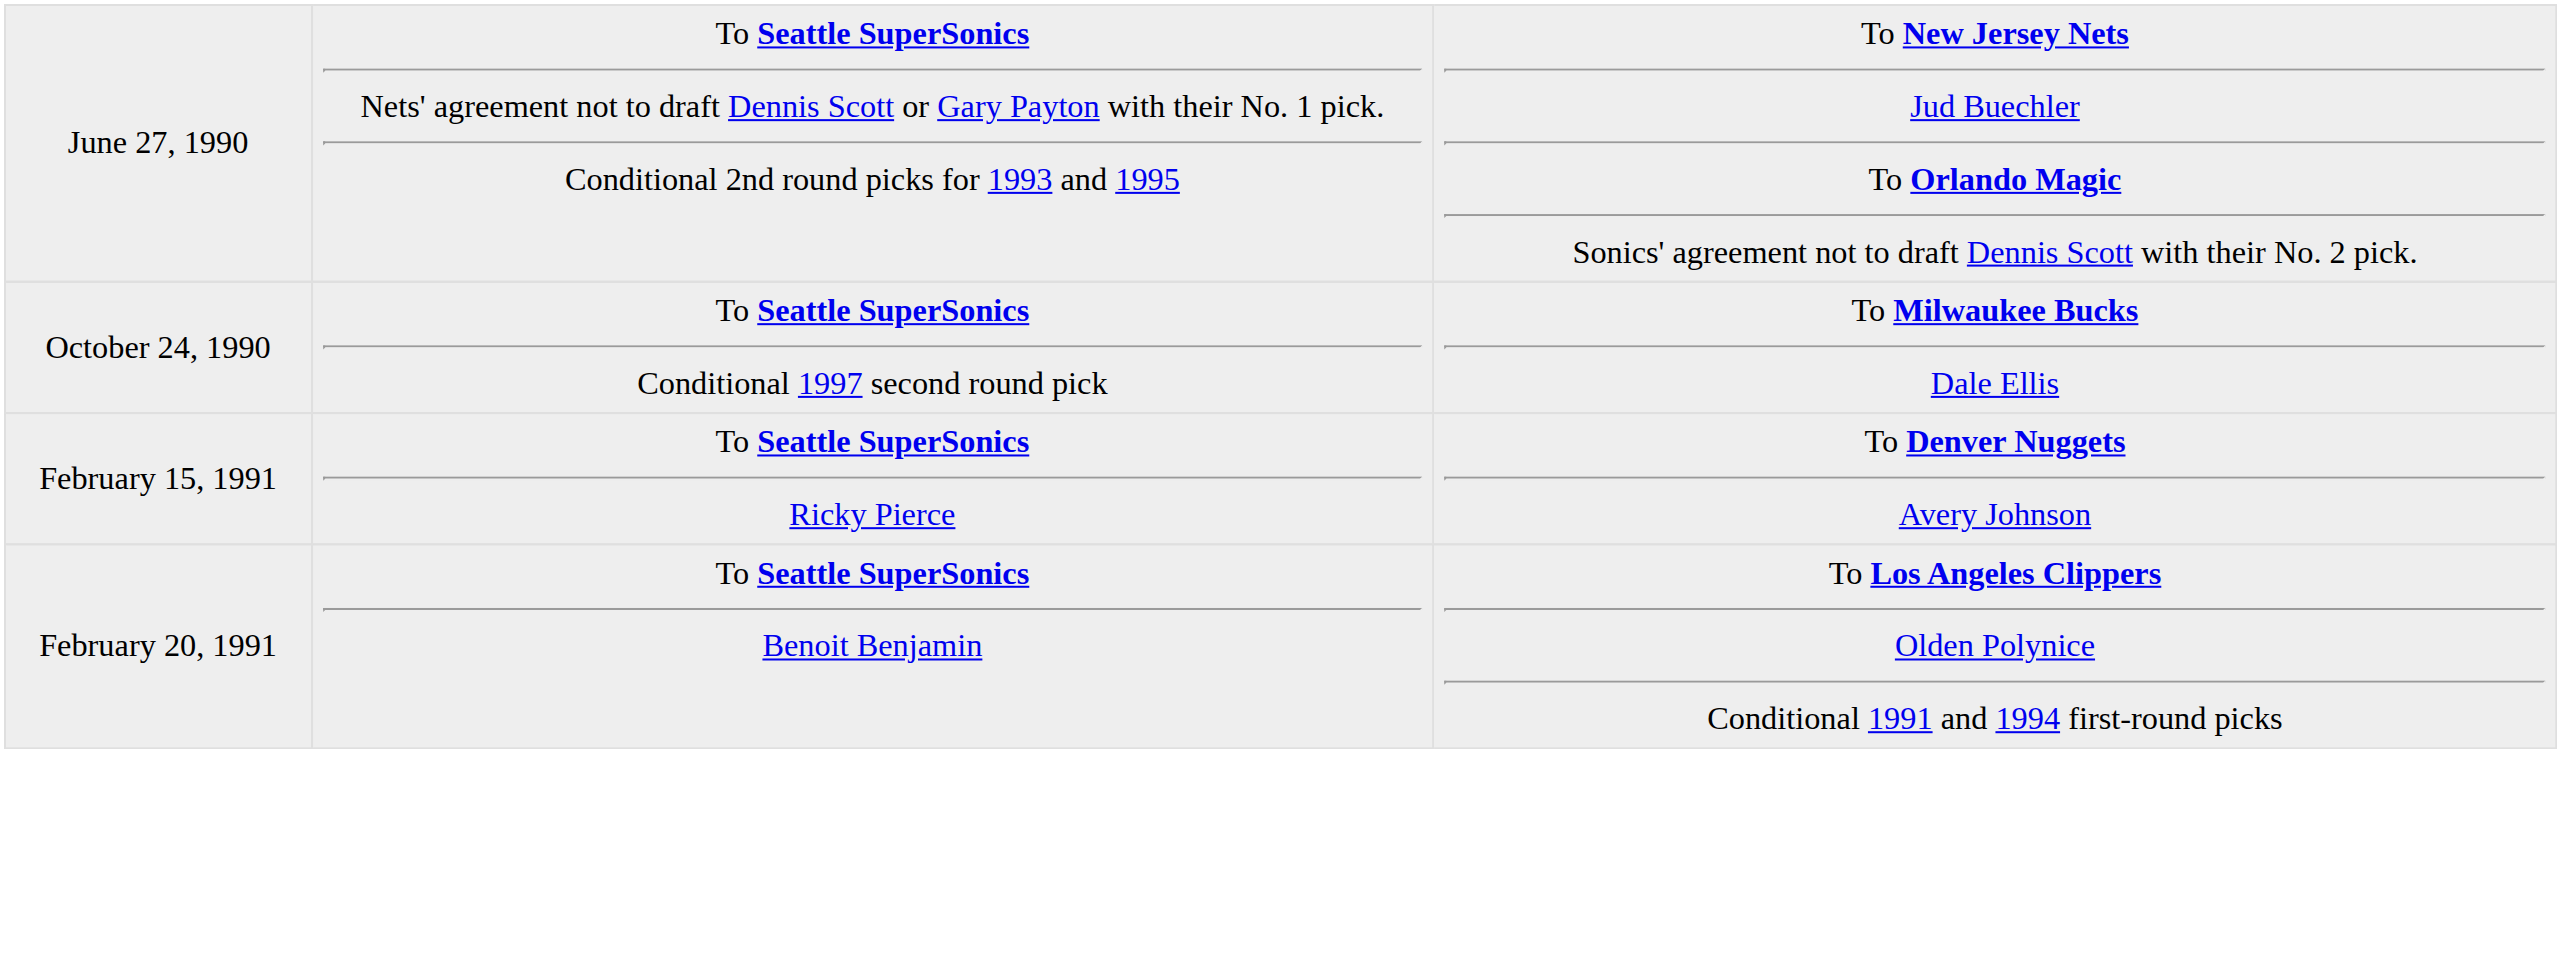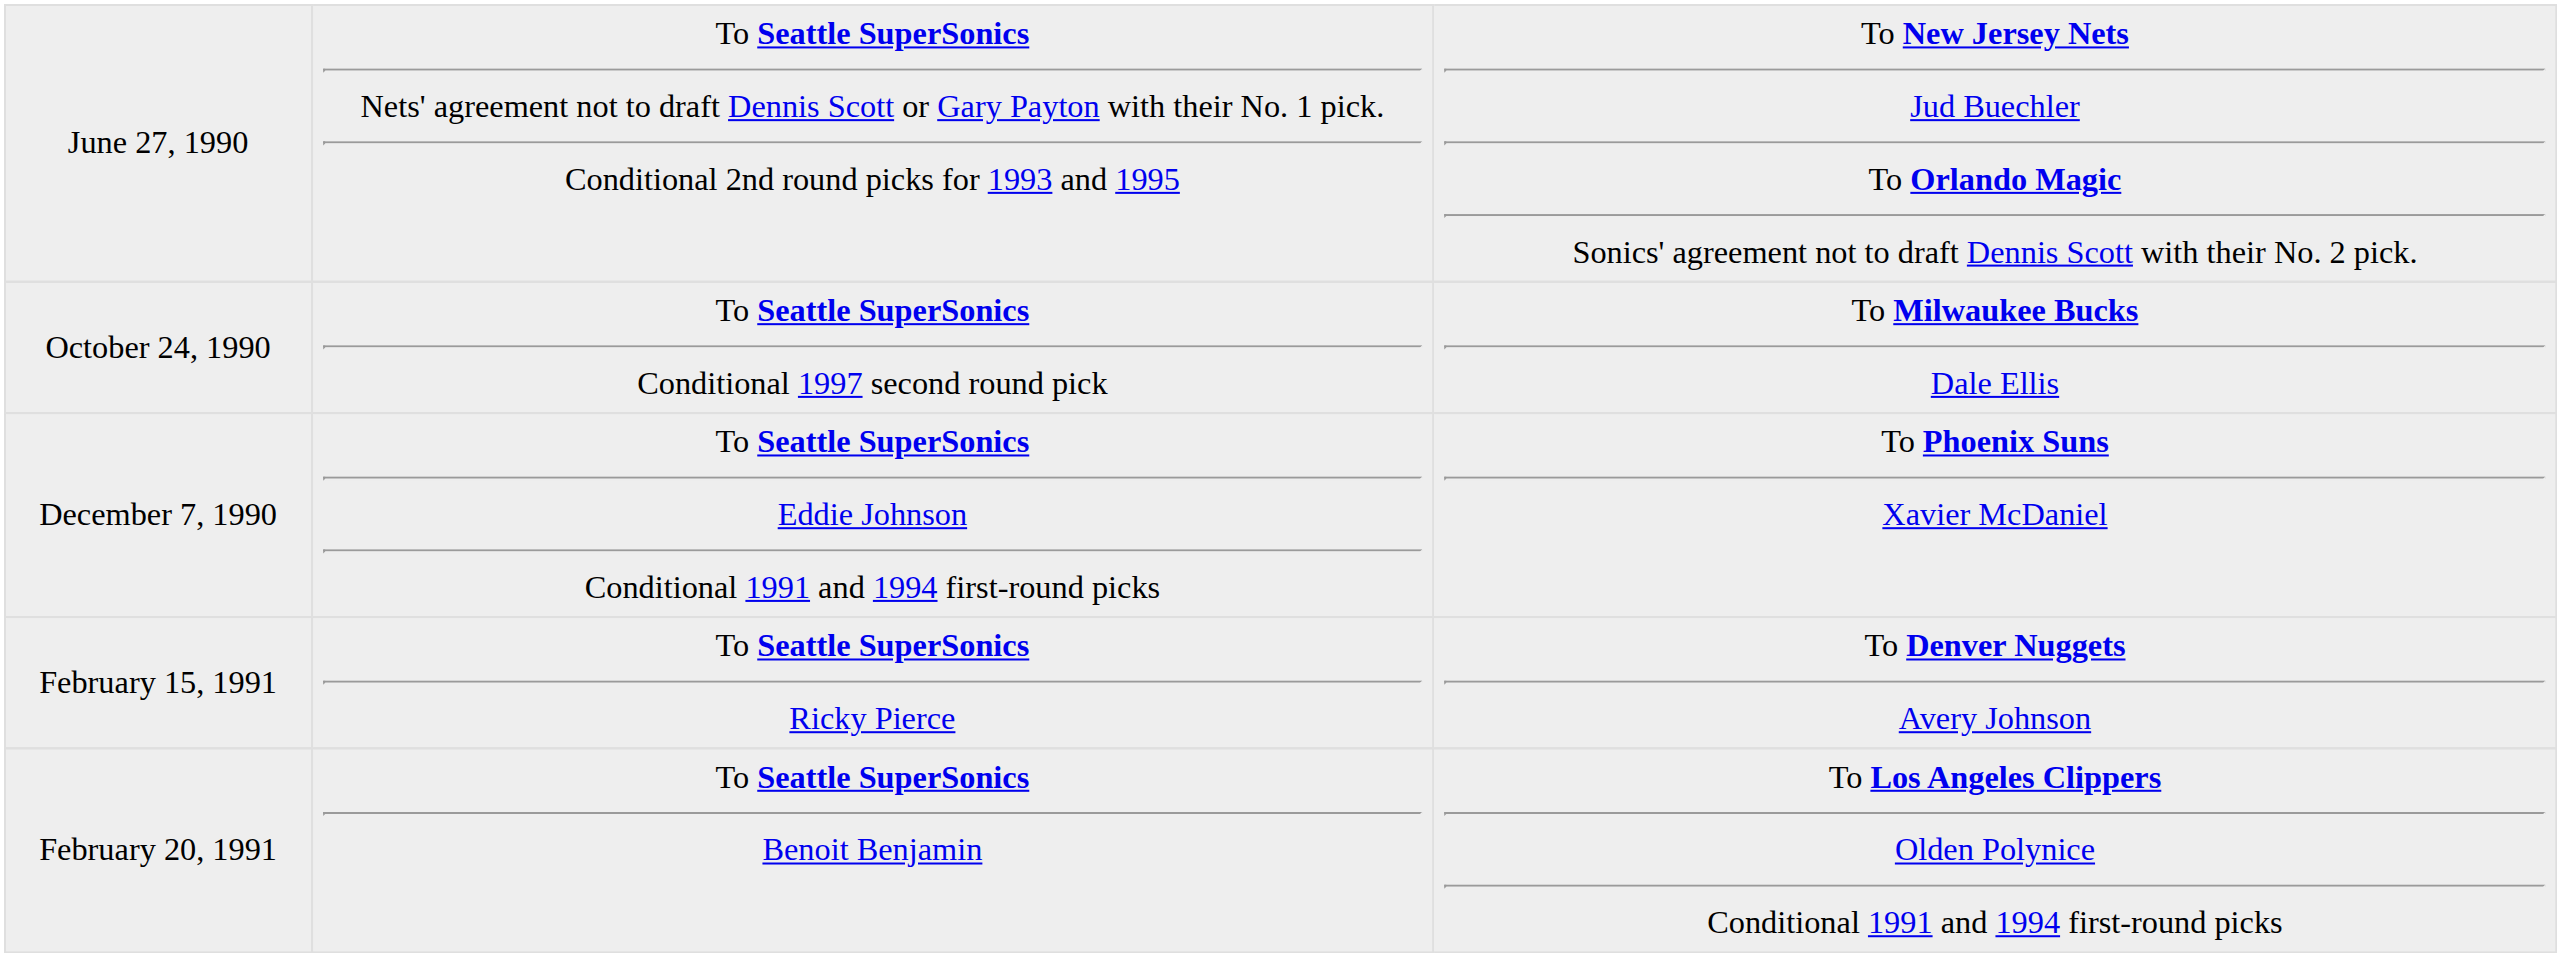+ row: (158, 514)
